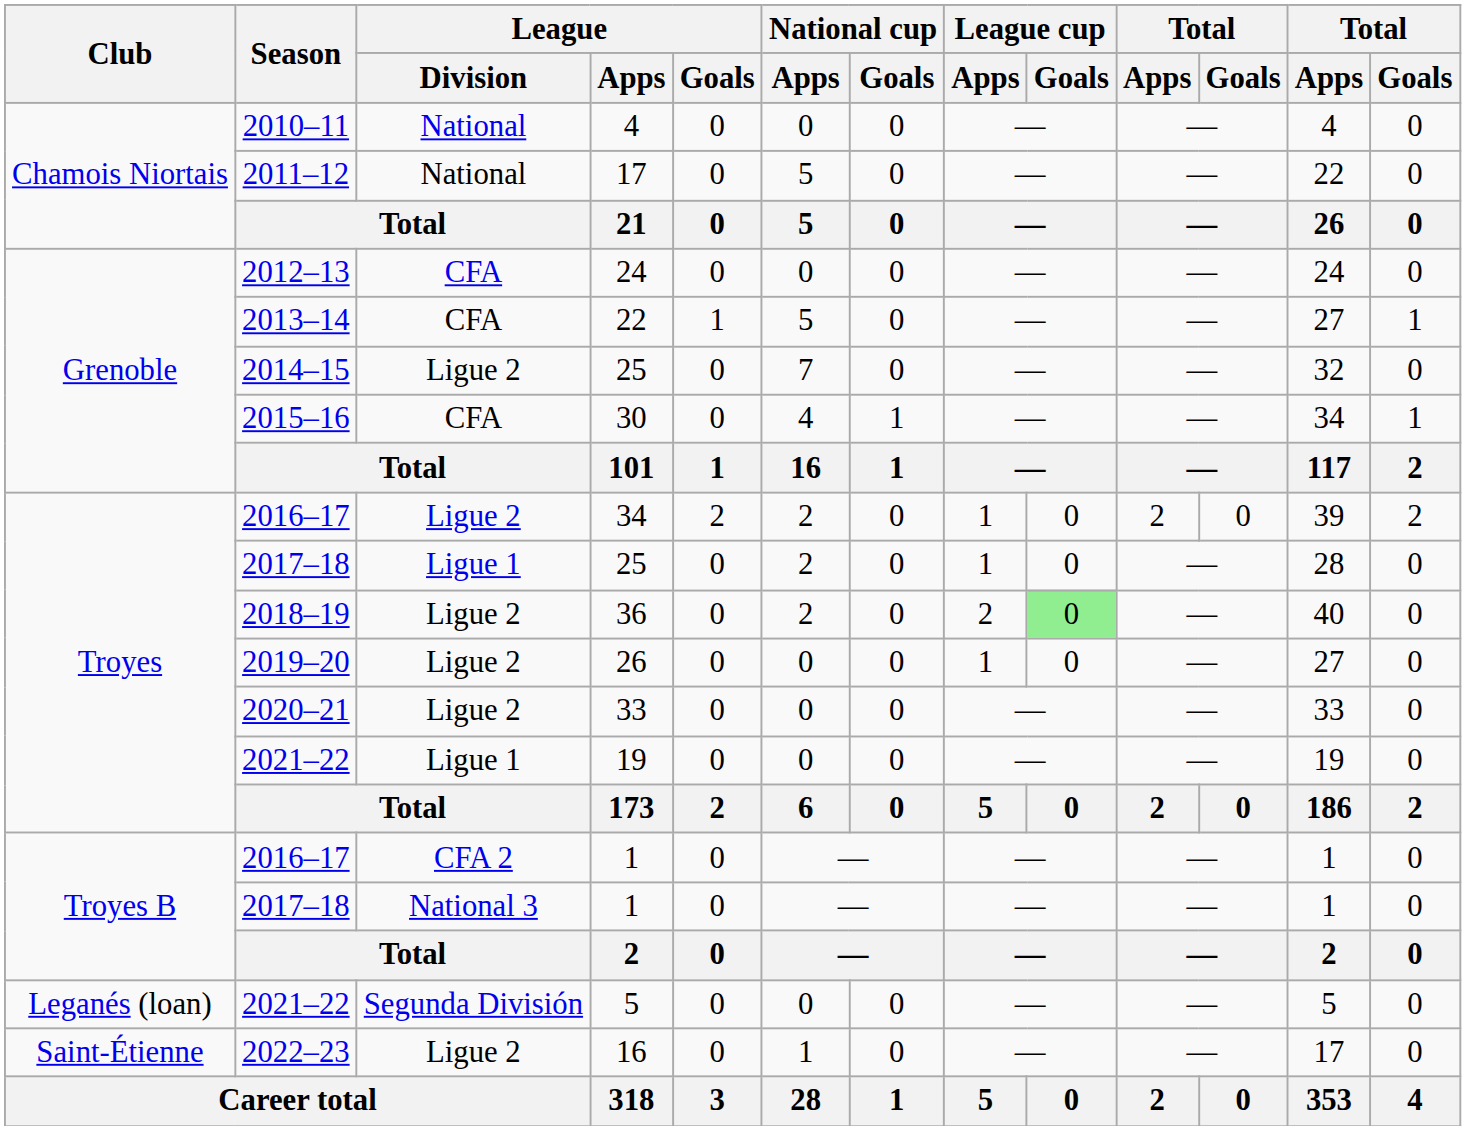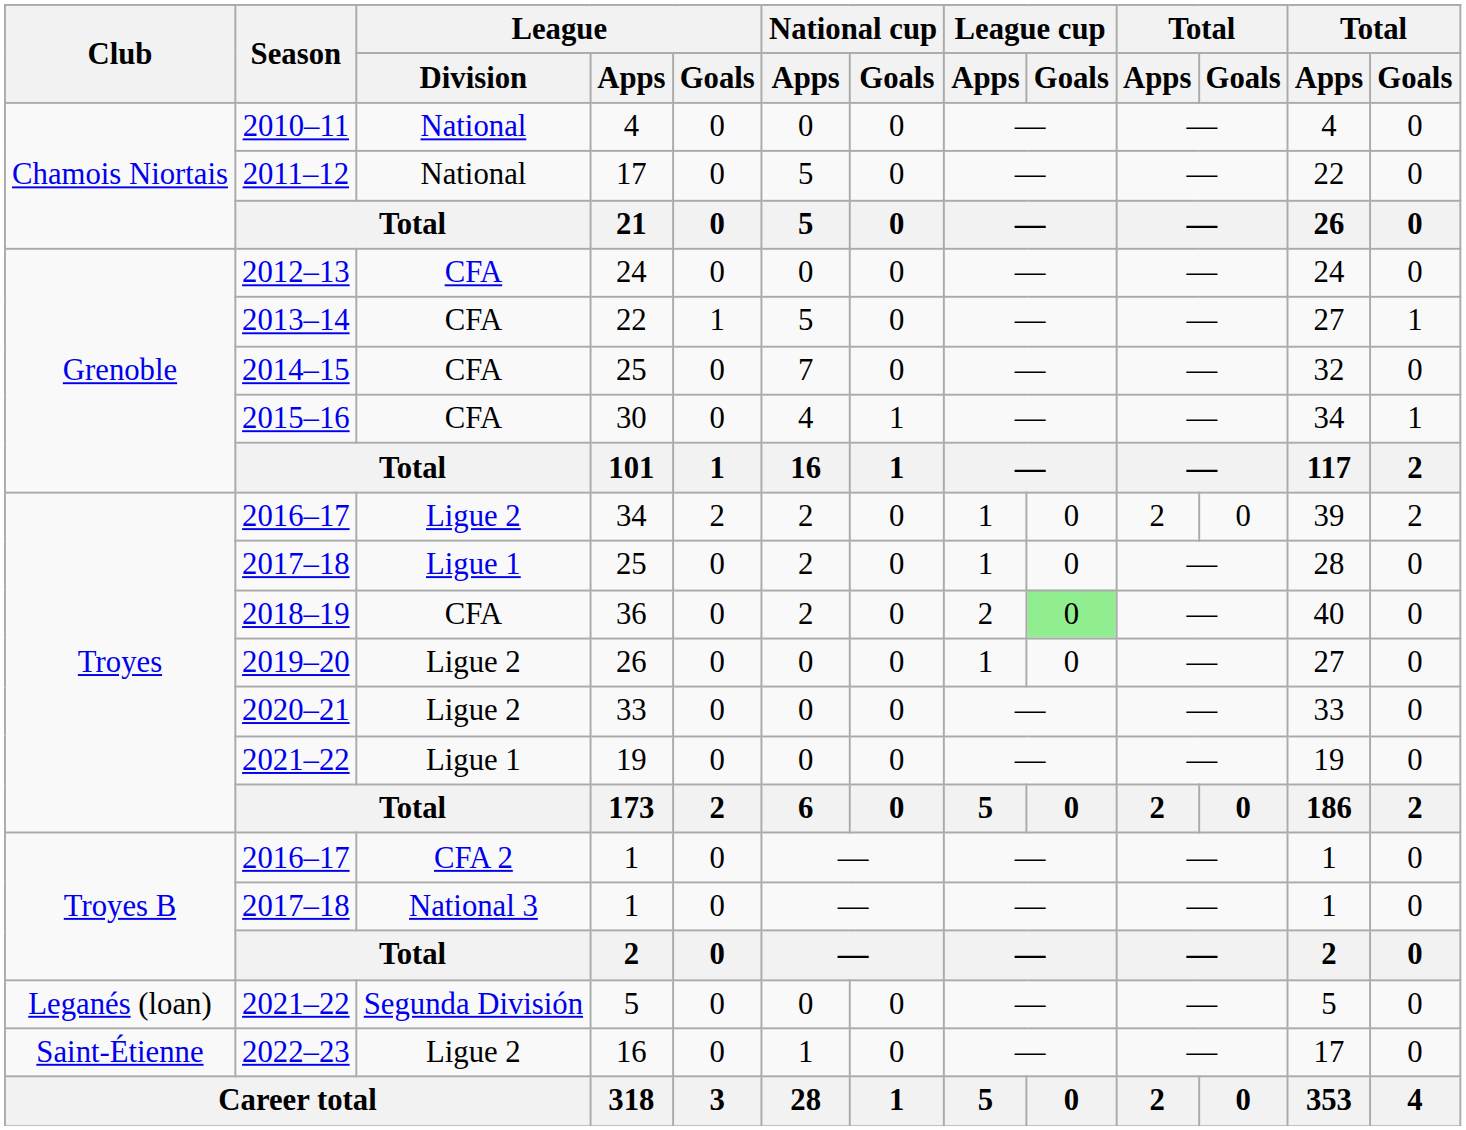(473, 369) Ligue 2 -> (473, 369) CFA
(473, 613) Ligue 2 -> (473, 613) CFA
